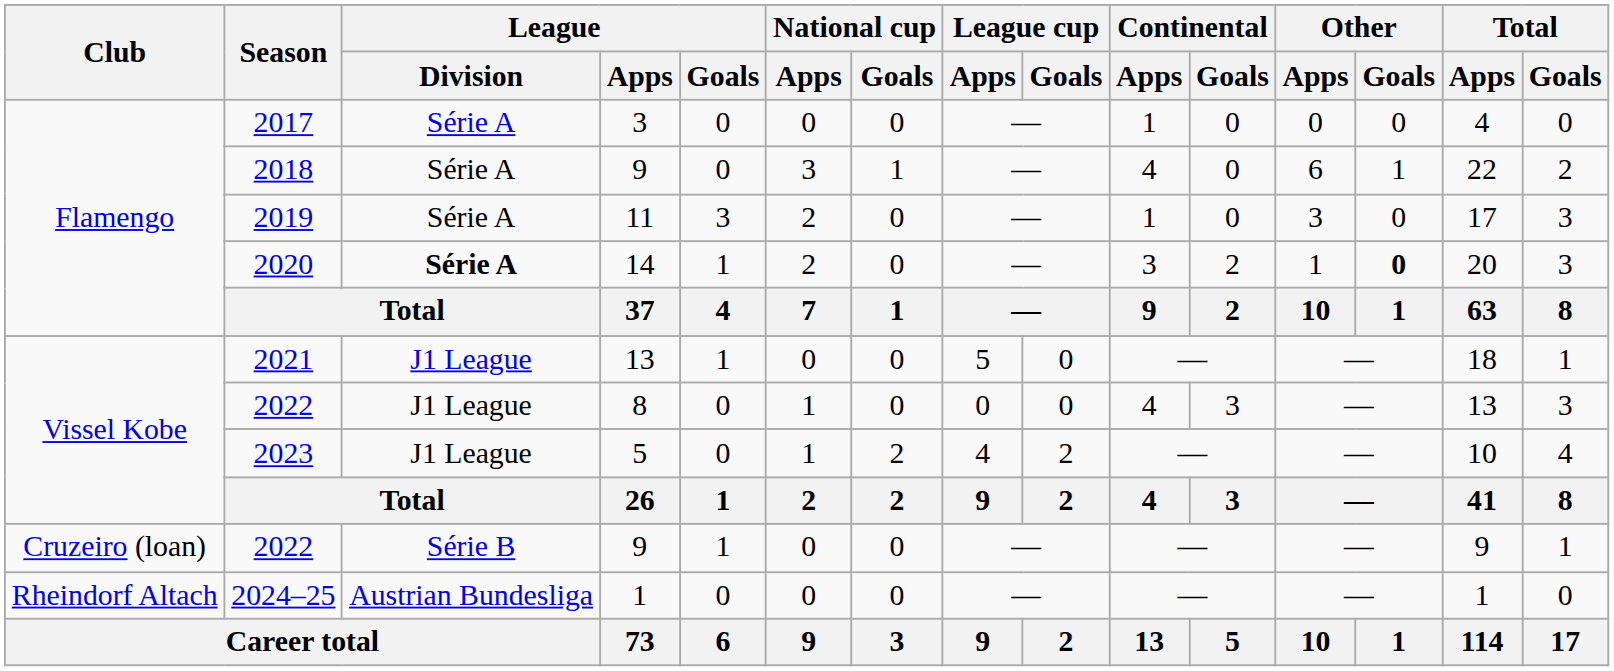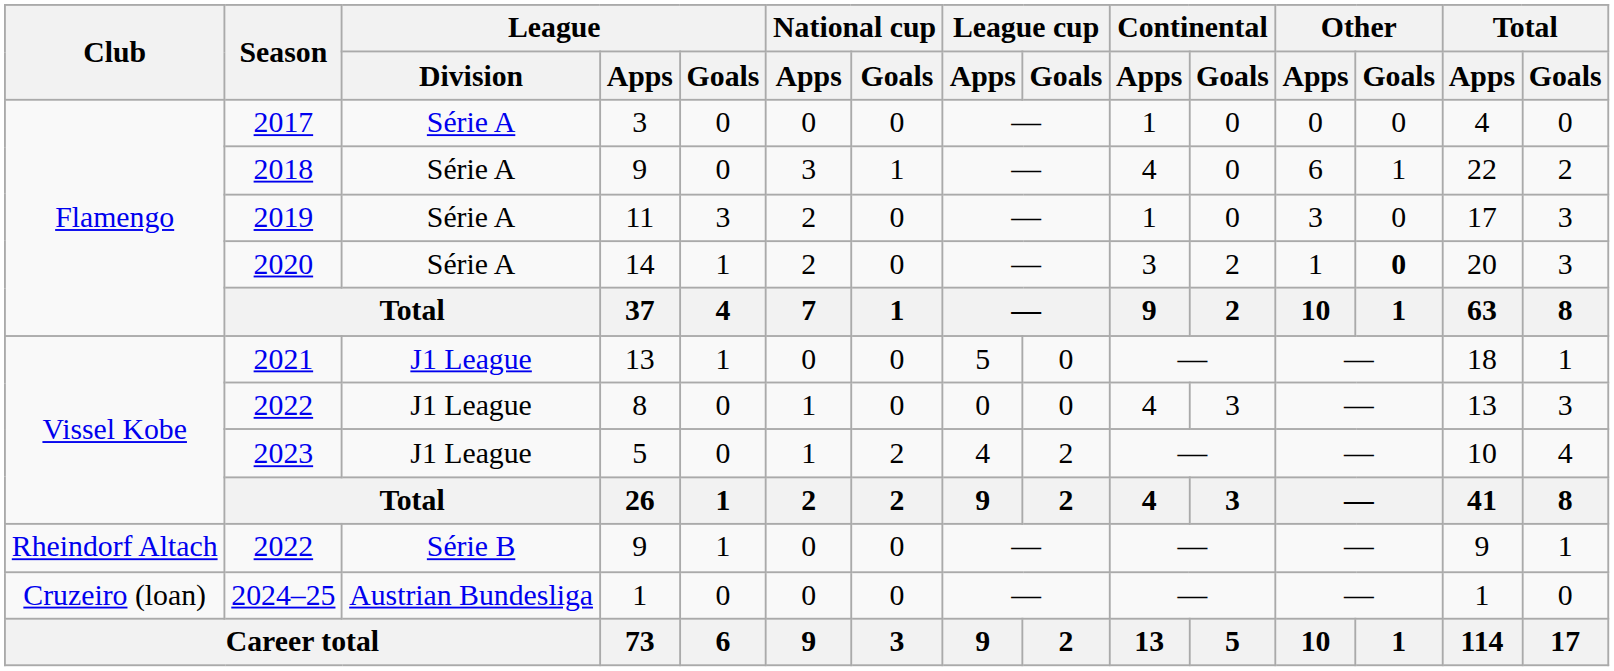(471, 264) bold -> (471, 264) normal
(115, 547) Cruzeiro (loan) -> (115, 547) Rheindorf Altach
(115, 594) Rheindorf Altach -> (115, 594) Cruzeiro (loan)
